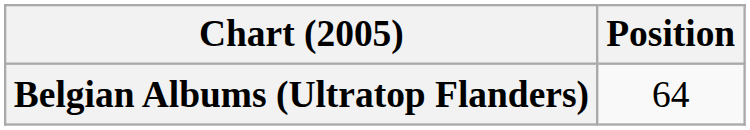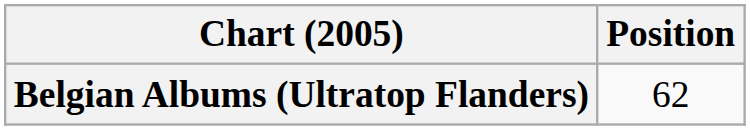(671, 93) 64 -> (671, 93) 62
